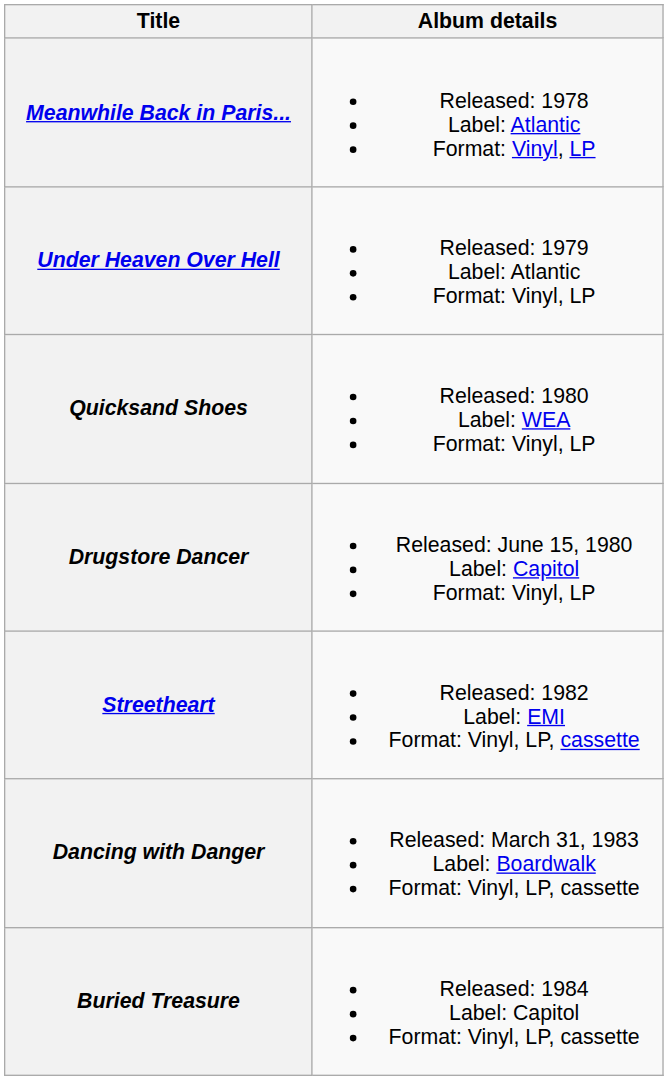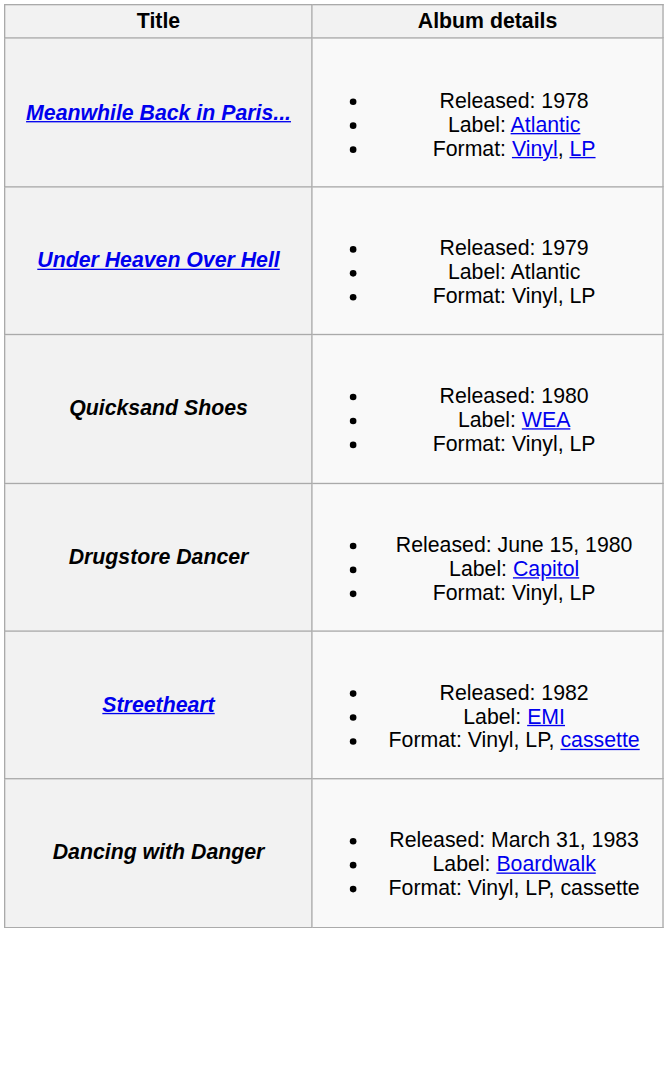- row: (159, 1001)
